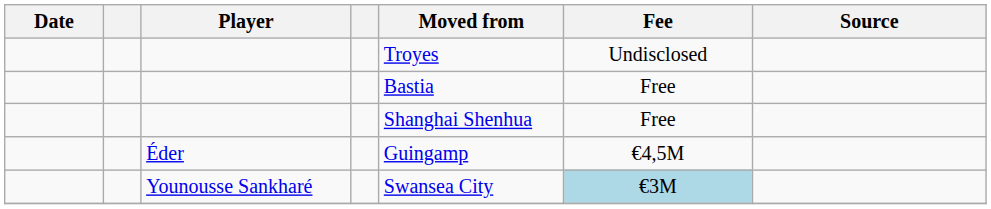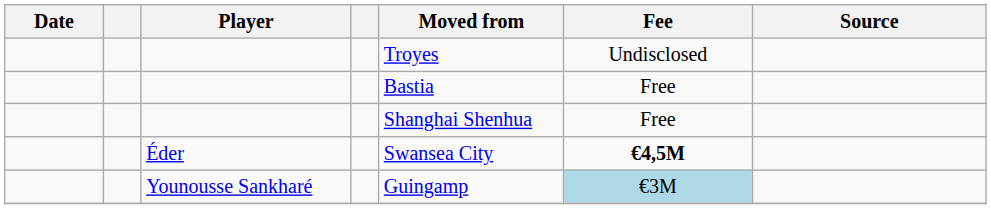(426, 153) Guingamp -> (439, 153) Swansea City
(658, 153) normal -> (658, 153) bold
(439, 186) Swansea City -> (426, 186) Guingamp
